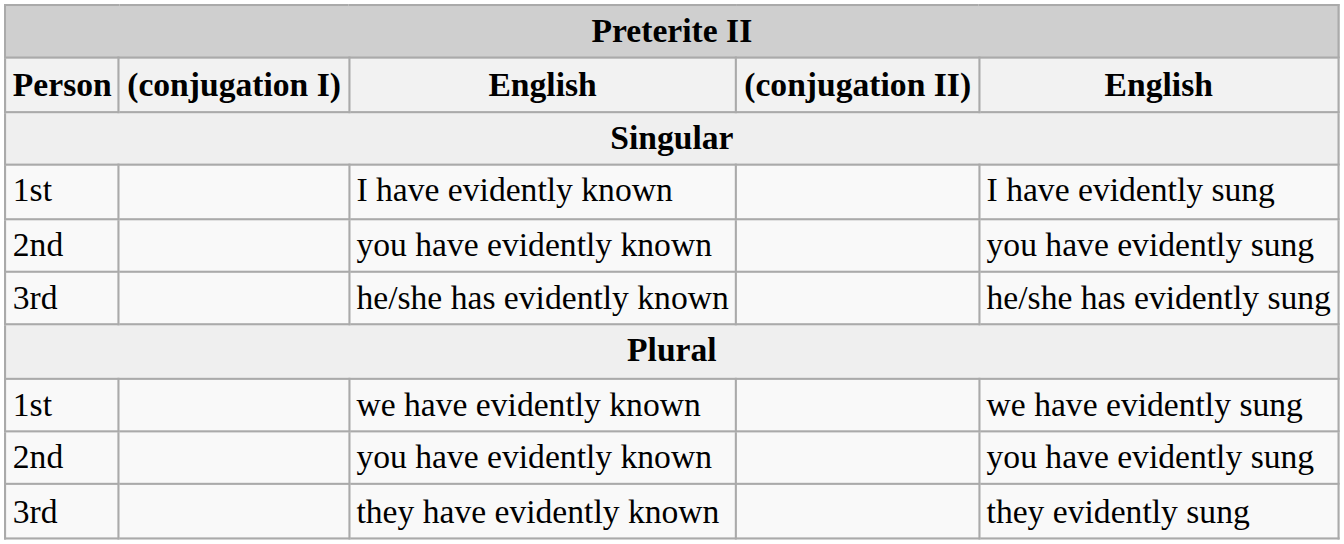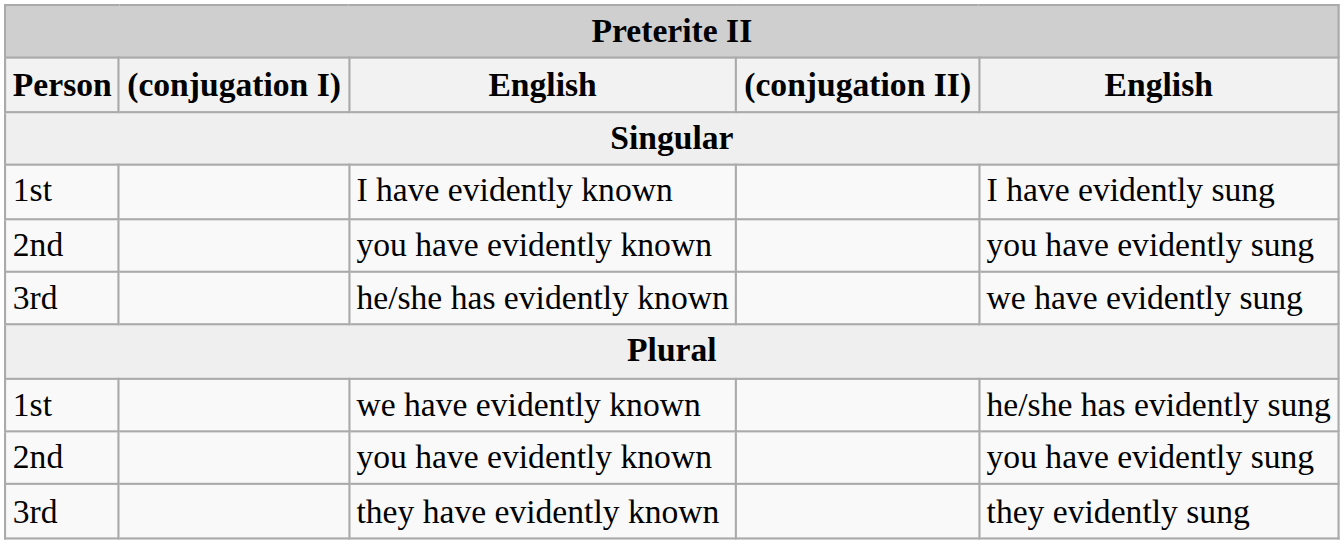(1159, 297) he/she has evidently sung -> (1145, 297) we have evidently sung
(1145, 404) we have evidently sung -> (1159, 404) he/she has evidently sung
